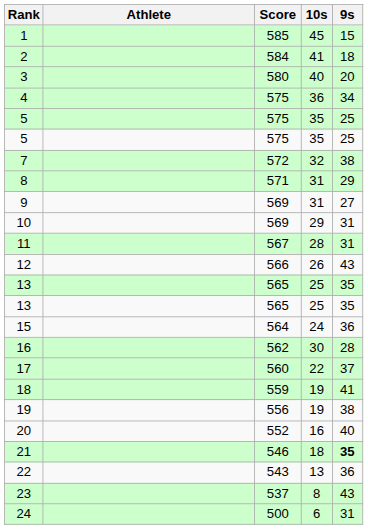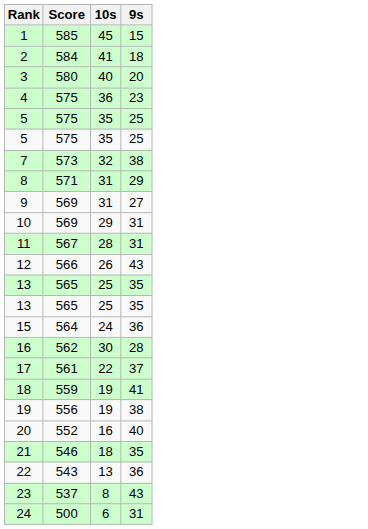- column: (149, 14)
(347, 98) 34 -> (136, 98) 23
(278, 160) 572 -> (67, 160) 573
(278, 368) 560 -> (67, 368) 561
(347, 451) bold -> (136, 451) normal
